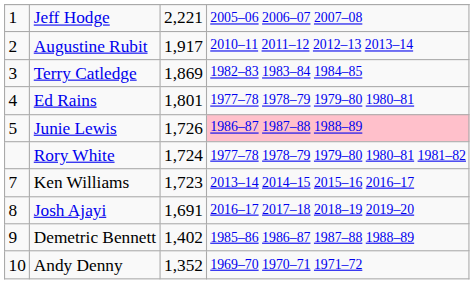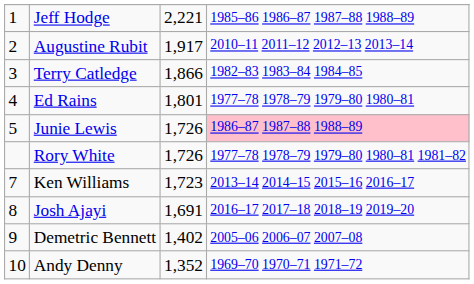(286, 18) 2005–06 2006–07 2007–08 -> (312, 18) 1985–86 1986–87 1987–88 1988–89
(184, 73) 1,869 -> (184, 73) 1,866
(184, 155) 1,724 -> (184, 155) 1,726
(312, 237) 1985–86 1986–87 1987–88 1988–89 -> (286, 237) 2005–06 2006–07 2007–08
